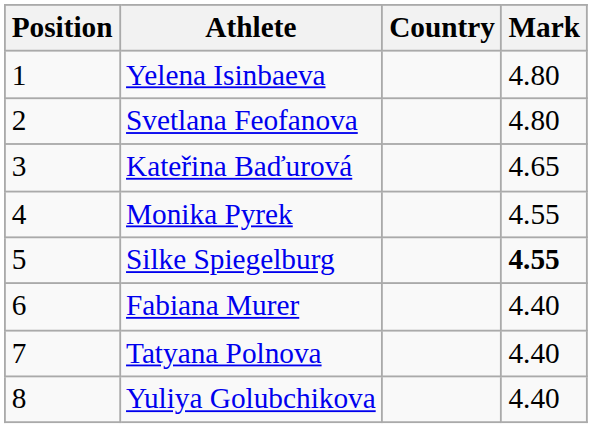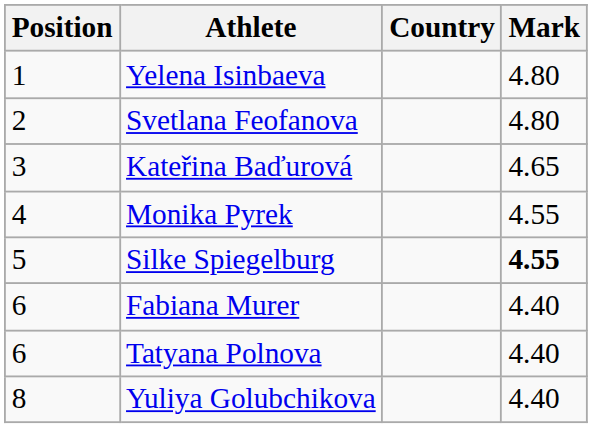(19, 352) 7 -> (19, 352) 6
